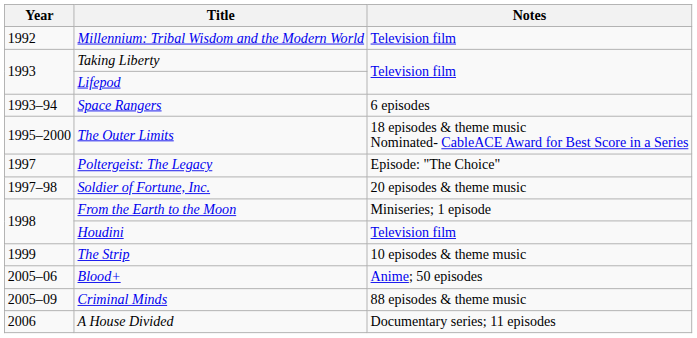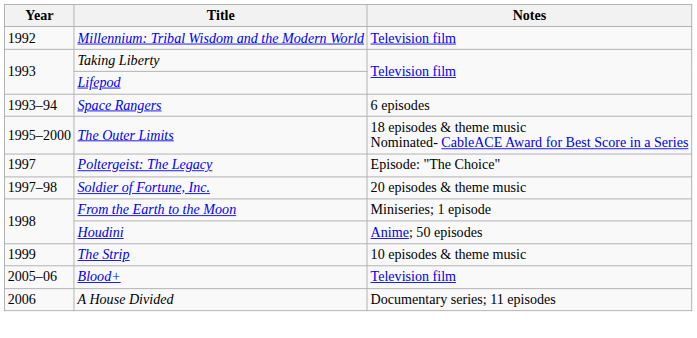(413, 232) Television film -> (427, 232) Anime; 50 episodes
(427, 277) Anime; 50 episodes -> (413, 277) Television film
- row: (122, 299)
